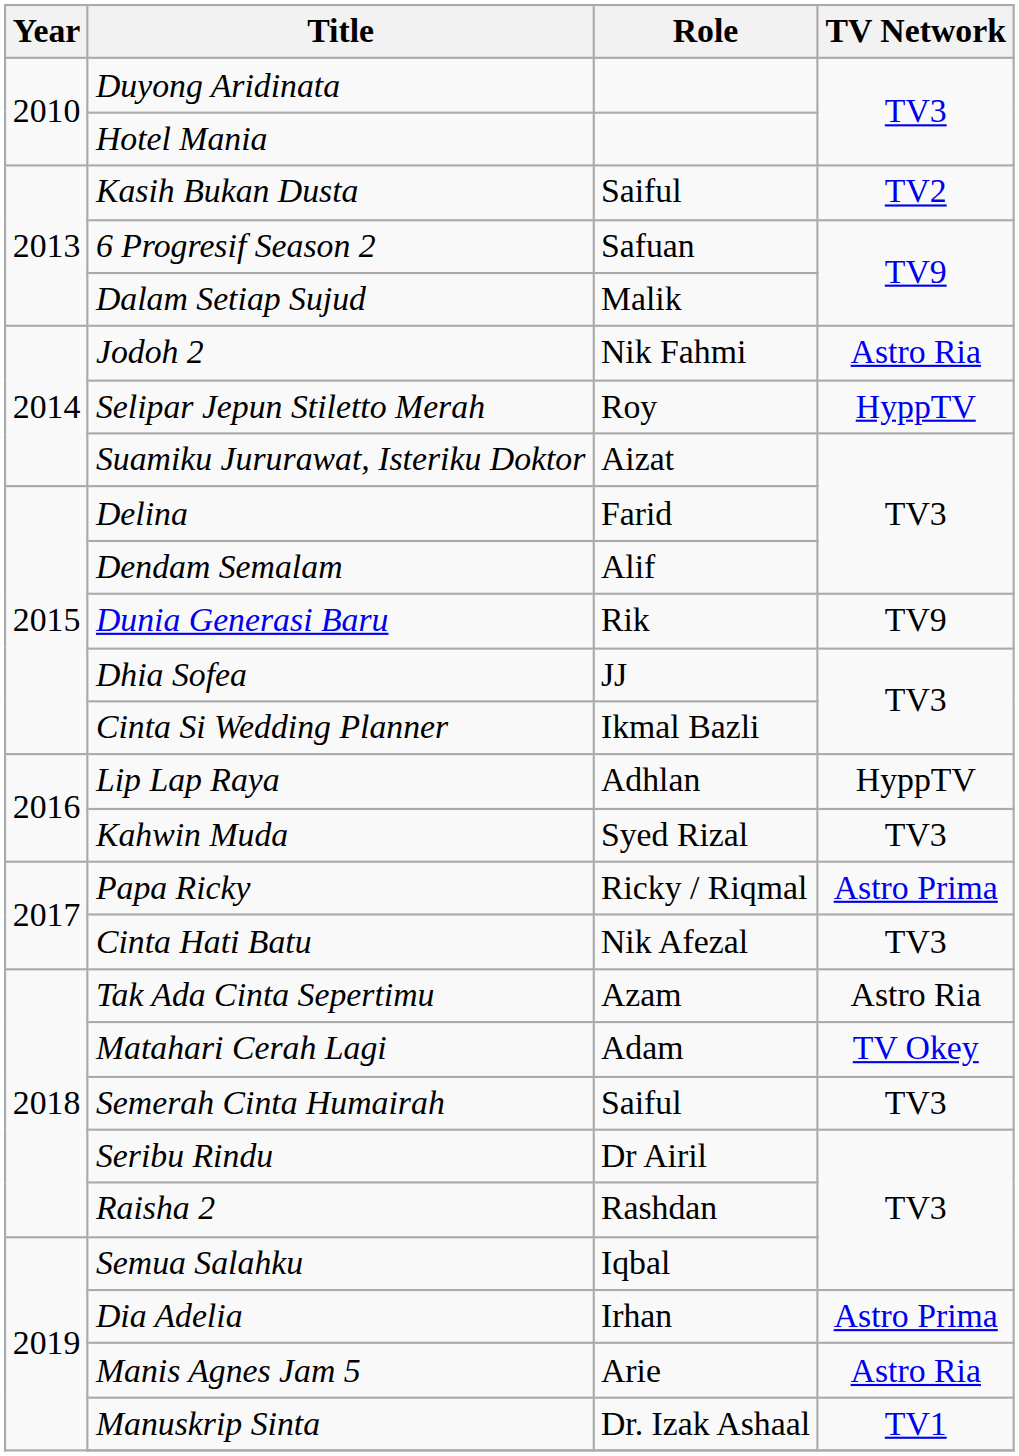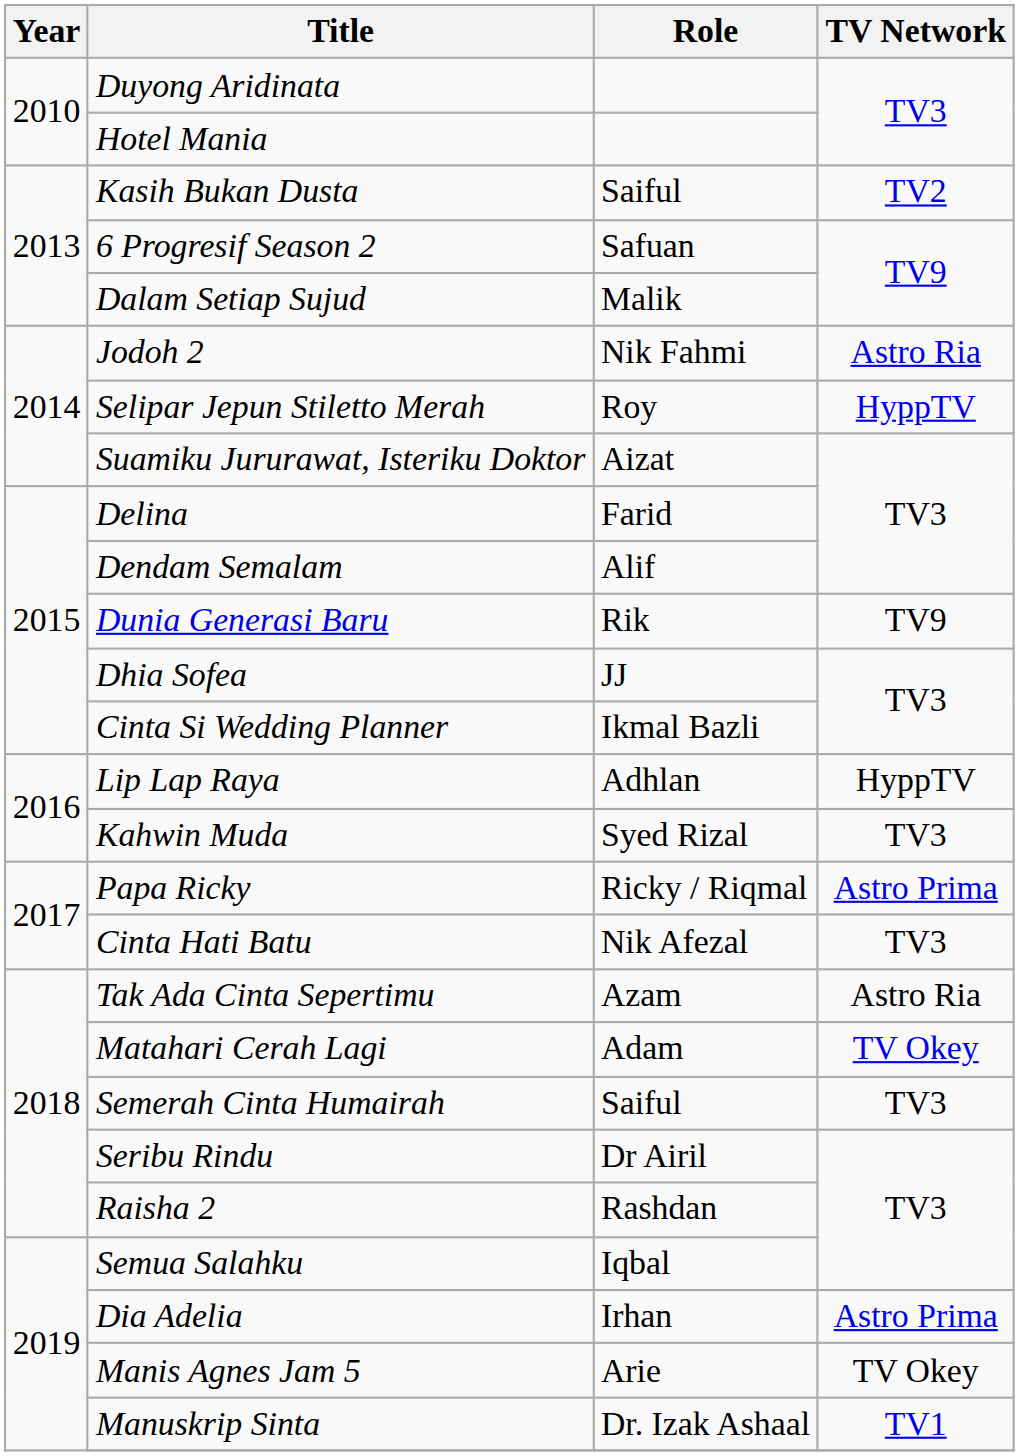(916, 1369) Astro Ria -> (916, 1369) TV Okey
